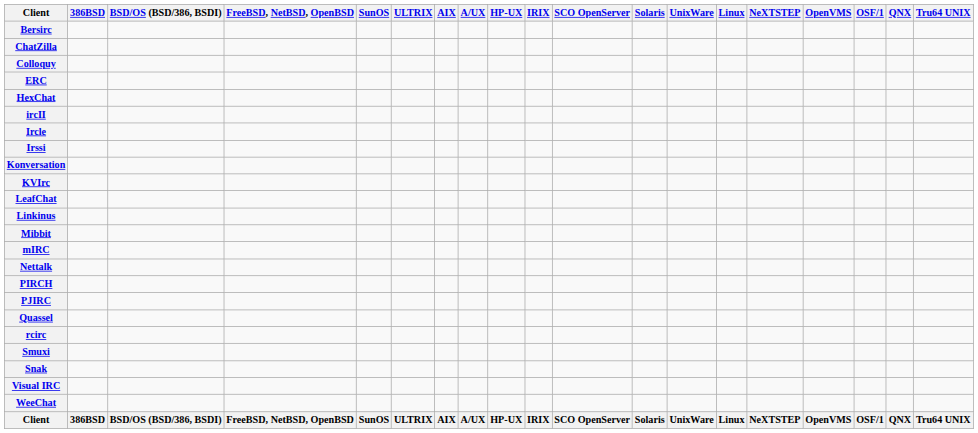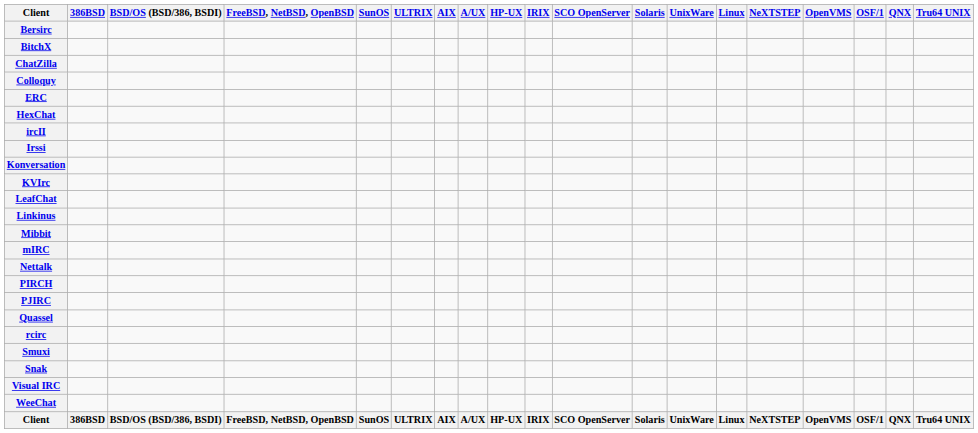+ row: (36, 47)
- row: (36, 132)
